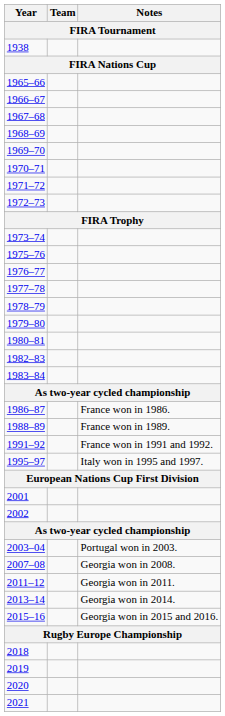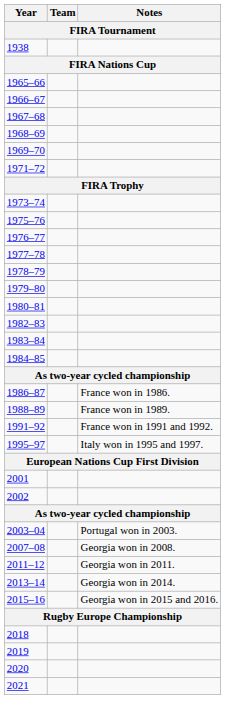- row: (26, 168)
- row: (26, 202)
+ row: (26, 358)
